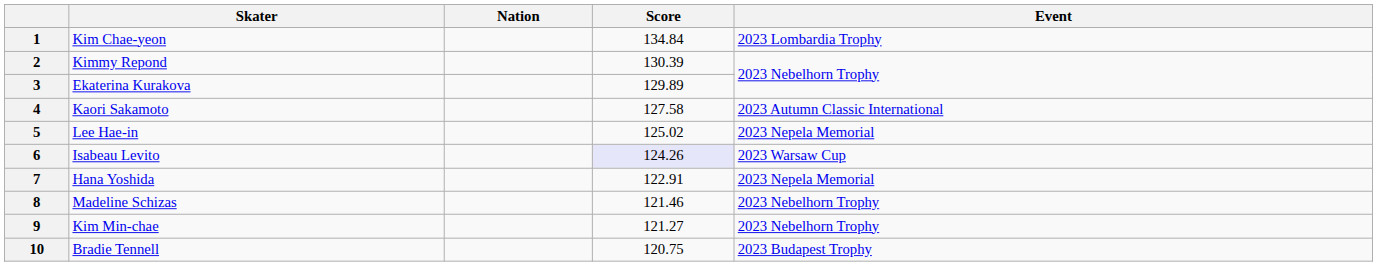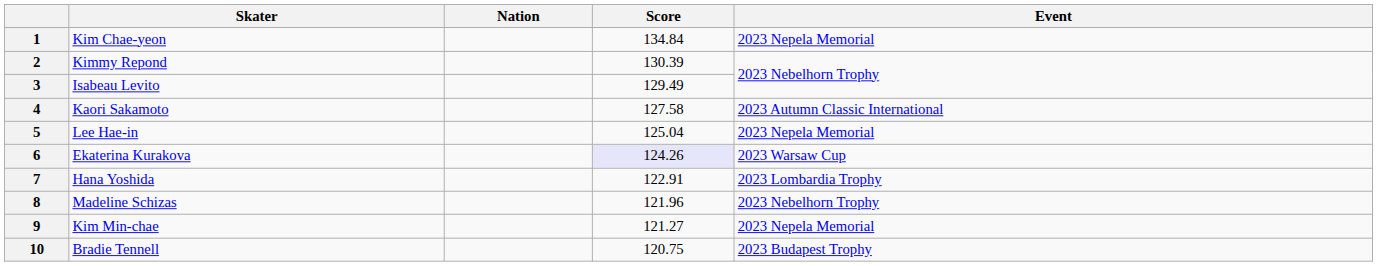(810, 39) 2023 Lombardia Trophy -> (806, 39) 2023 Nepela Memorial
(131, 86) Ekaterina Kurakova -> (116, 86) Isabeau Levito
(663, 86) 129.89 -> (663, 86) 129.49
(663, 132) 125.02 -> (663, 132) 125.04
(116, 156) Isabeau Levito -> (131, 156) Ekaterina Kurakova
(806, 179) 2023 Nepela Memorial -> (810, 179) 2023 Lombardia Trophy
(663, 202) 121.46 -> (663, 202) 121.96
(808, 226) 2023 Nebelhorn Trophy -> (806, 226) 2023 Nepela Memorial
